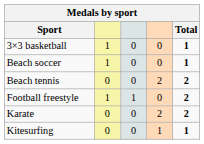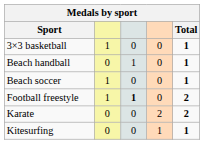+ row: (38, 63)
- row: (33, 80)
(133, 97) normal -> (133, 97) bold
